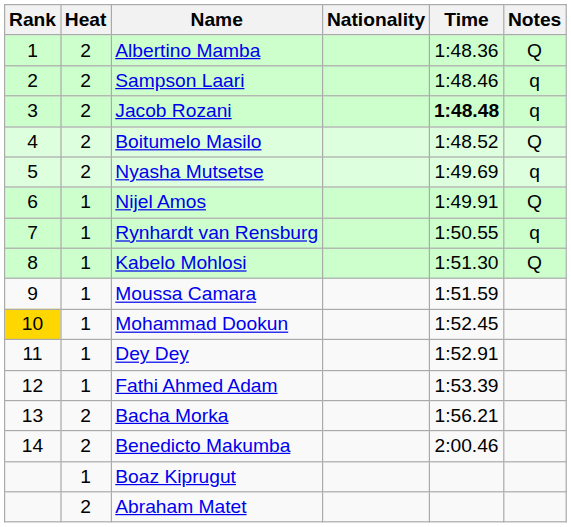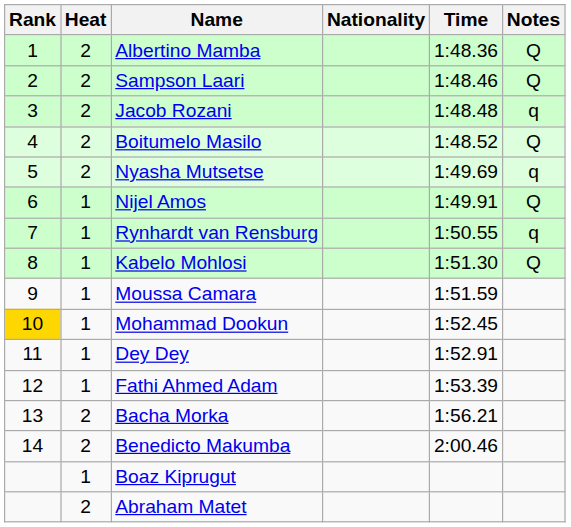(535, 80) q -> (534, 80) Q
(466, 111) bold -> (466, 111) normal
